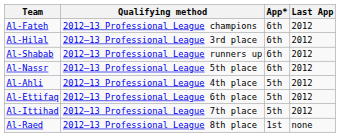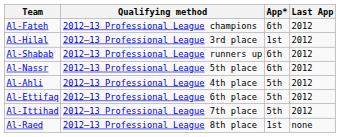(274, 40) 6th -> (274, 40) 1st
